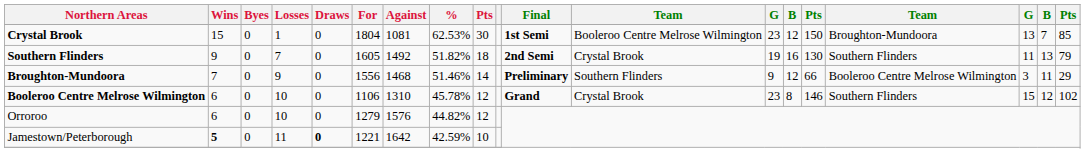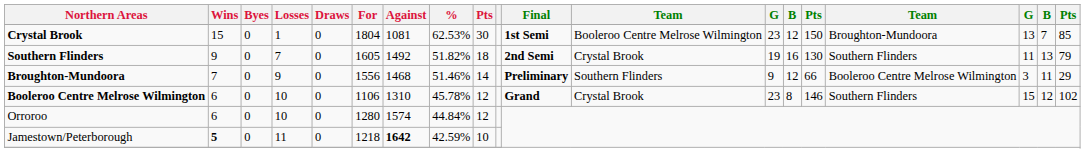(368, 116) 1279 -> (368, 116) 1280
(398, 116) 1576 -> (398, 116) 1574
(451, 116) 44.82% -> (451, 116) 44.84%
(318, 136) bold -> (318, 136) normal
(368, 136) 1221 -> (368, 136) 1218
(398, 136) normal -> (398, 136) bold
